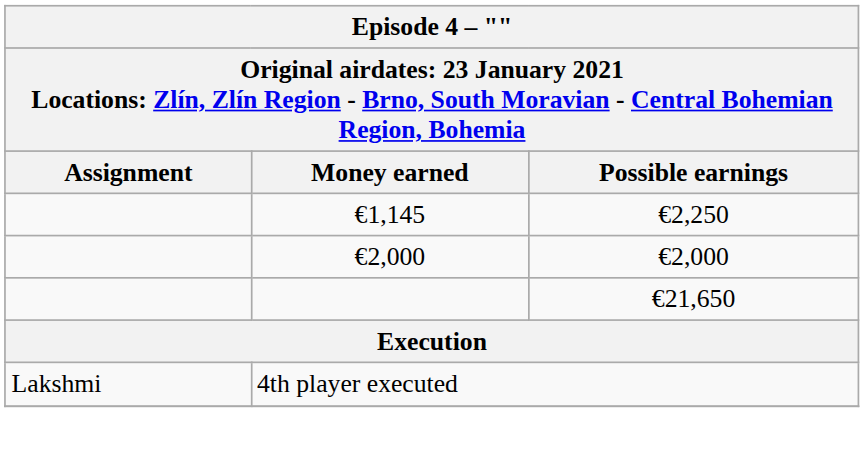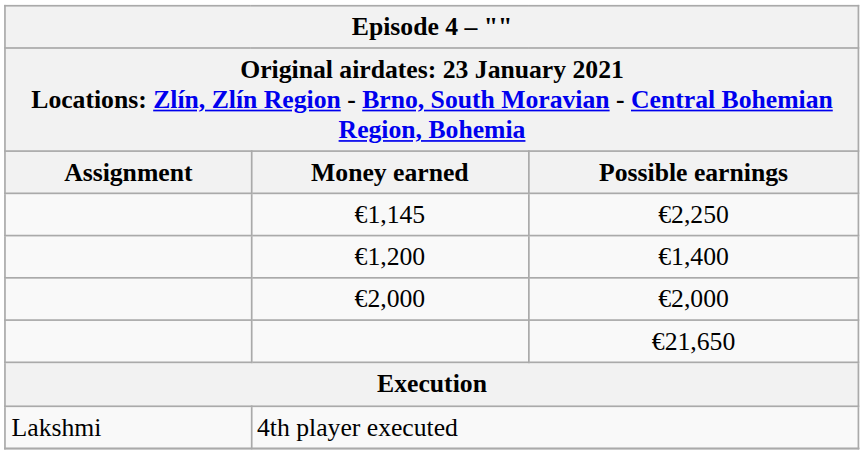+ row: (390, 256)
